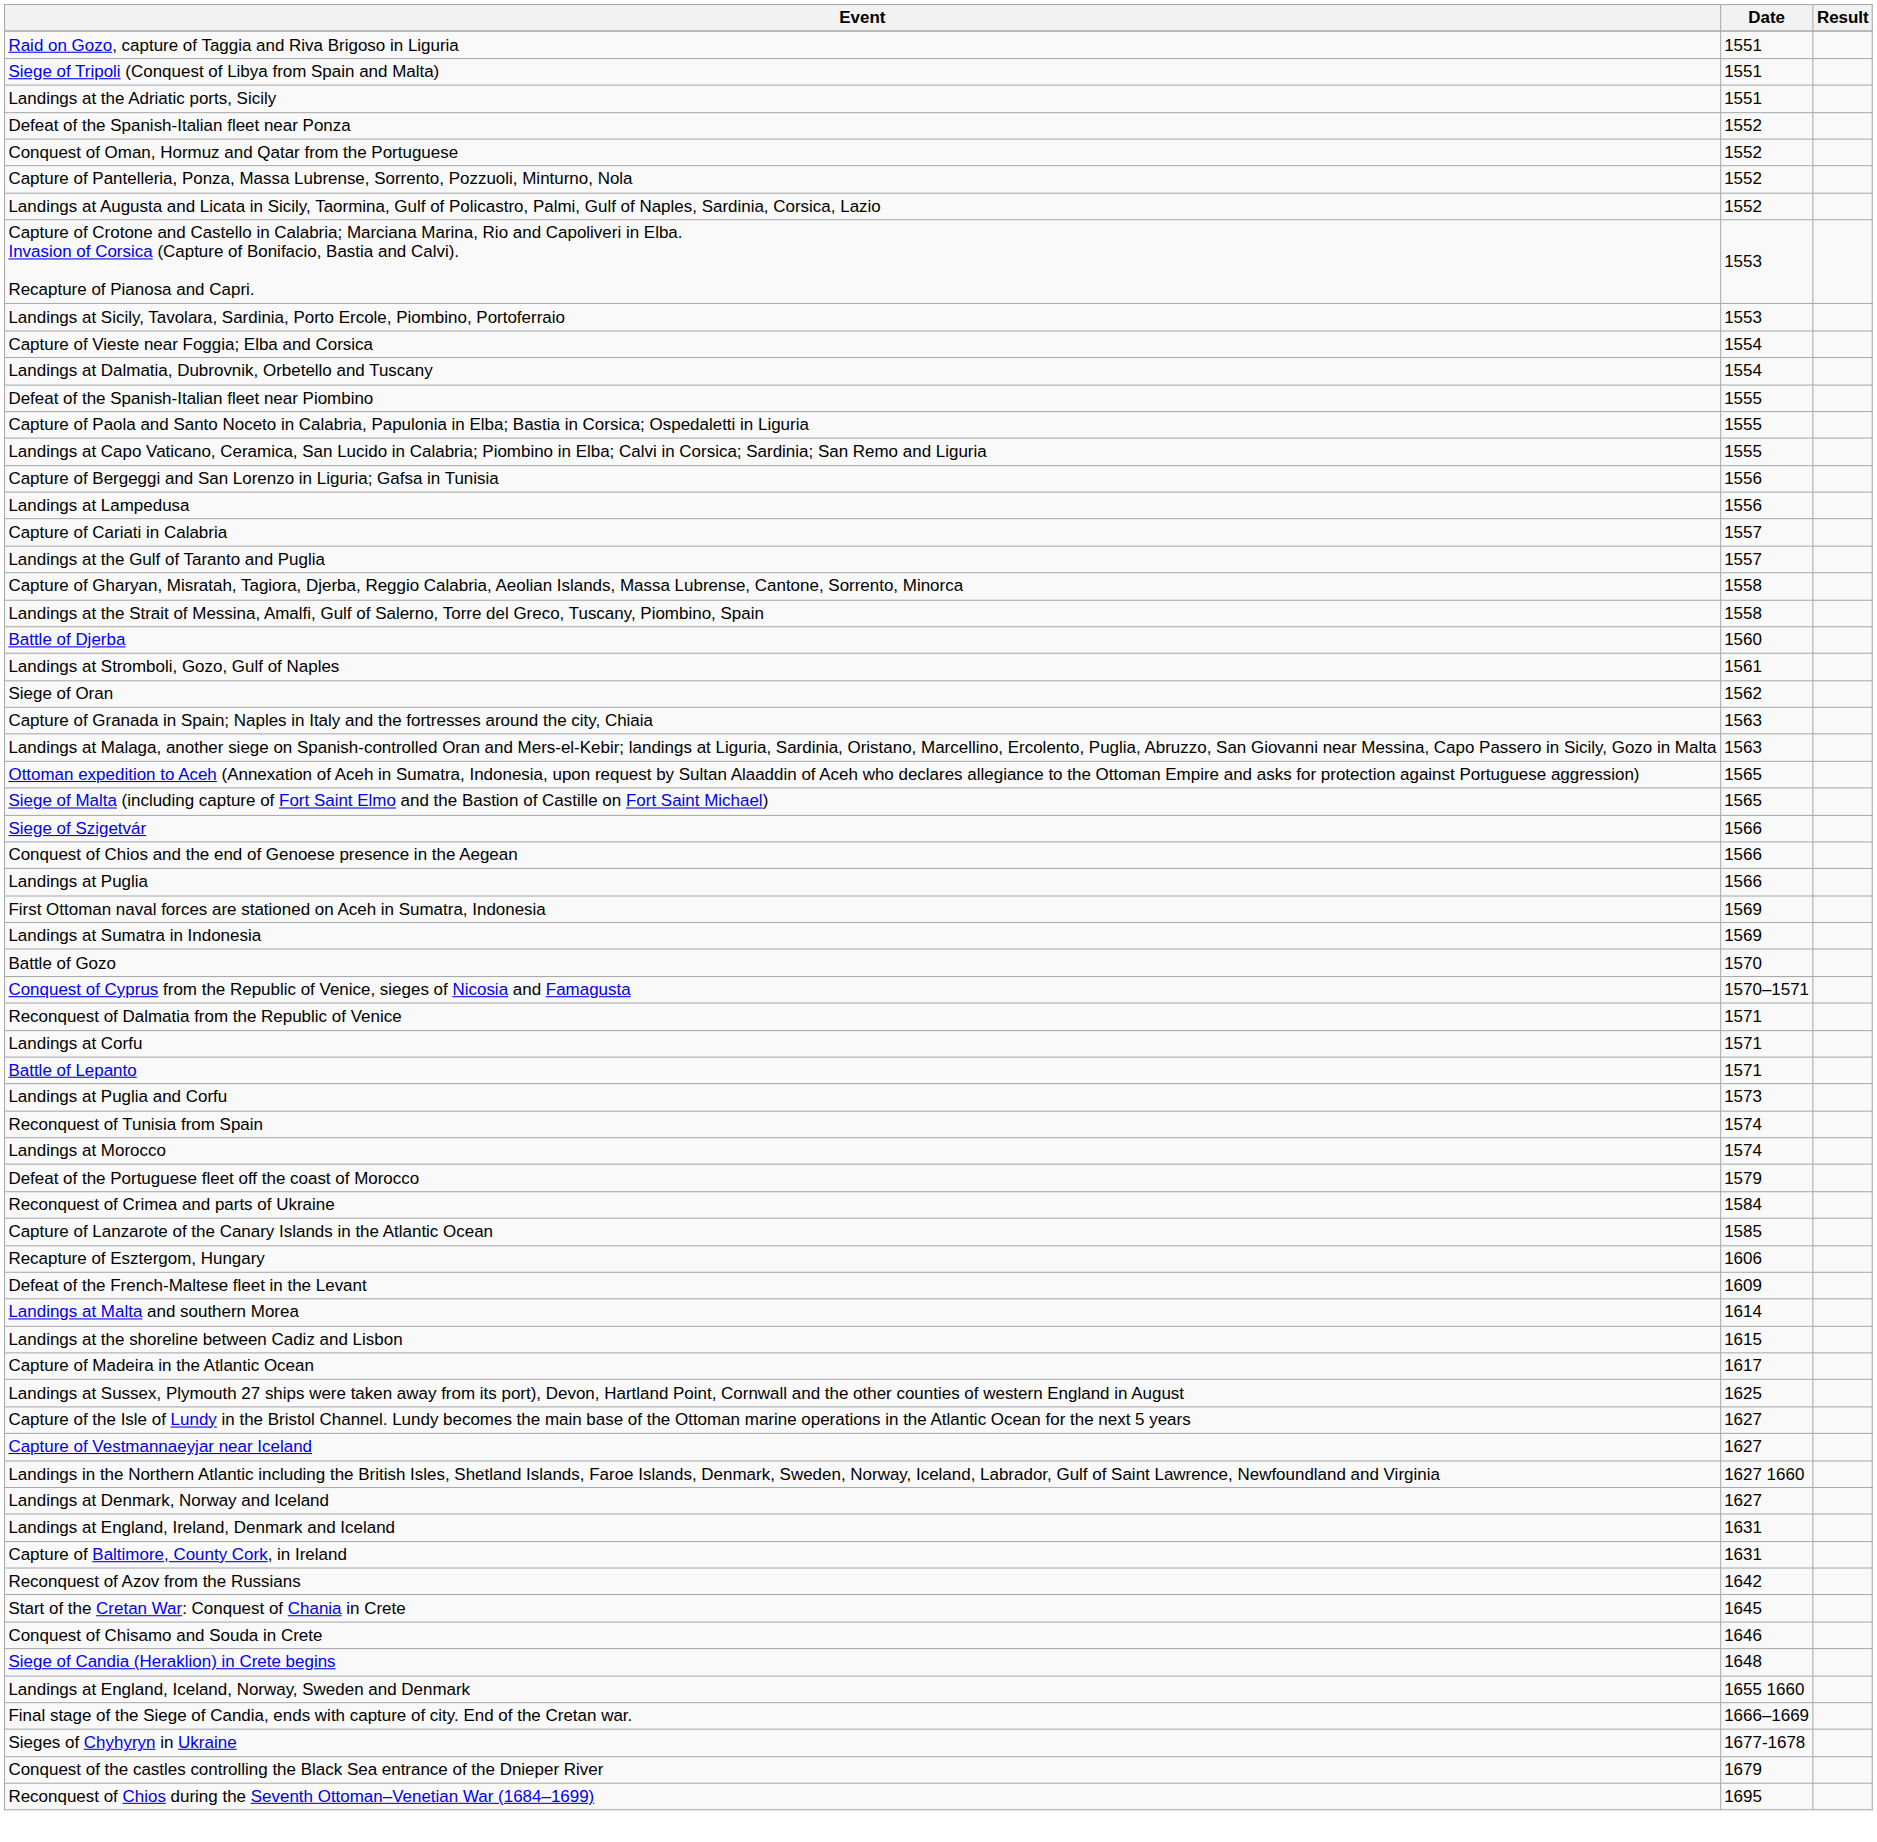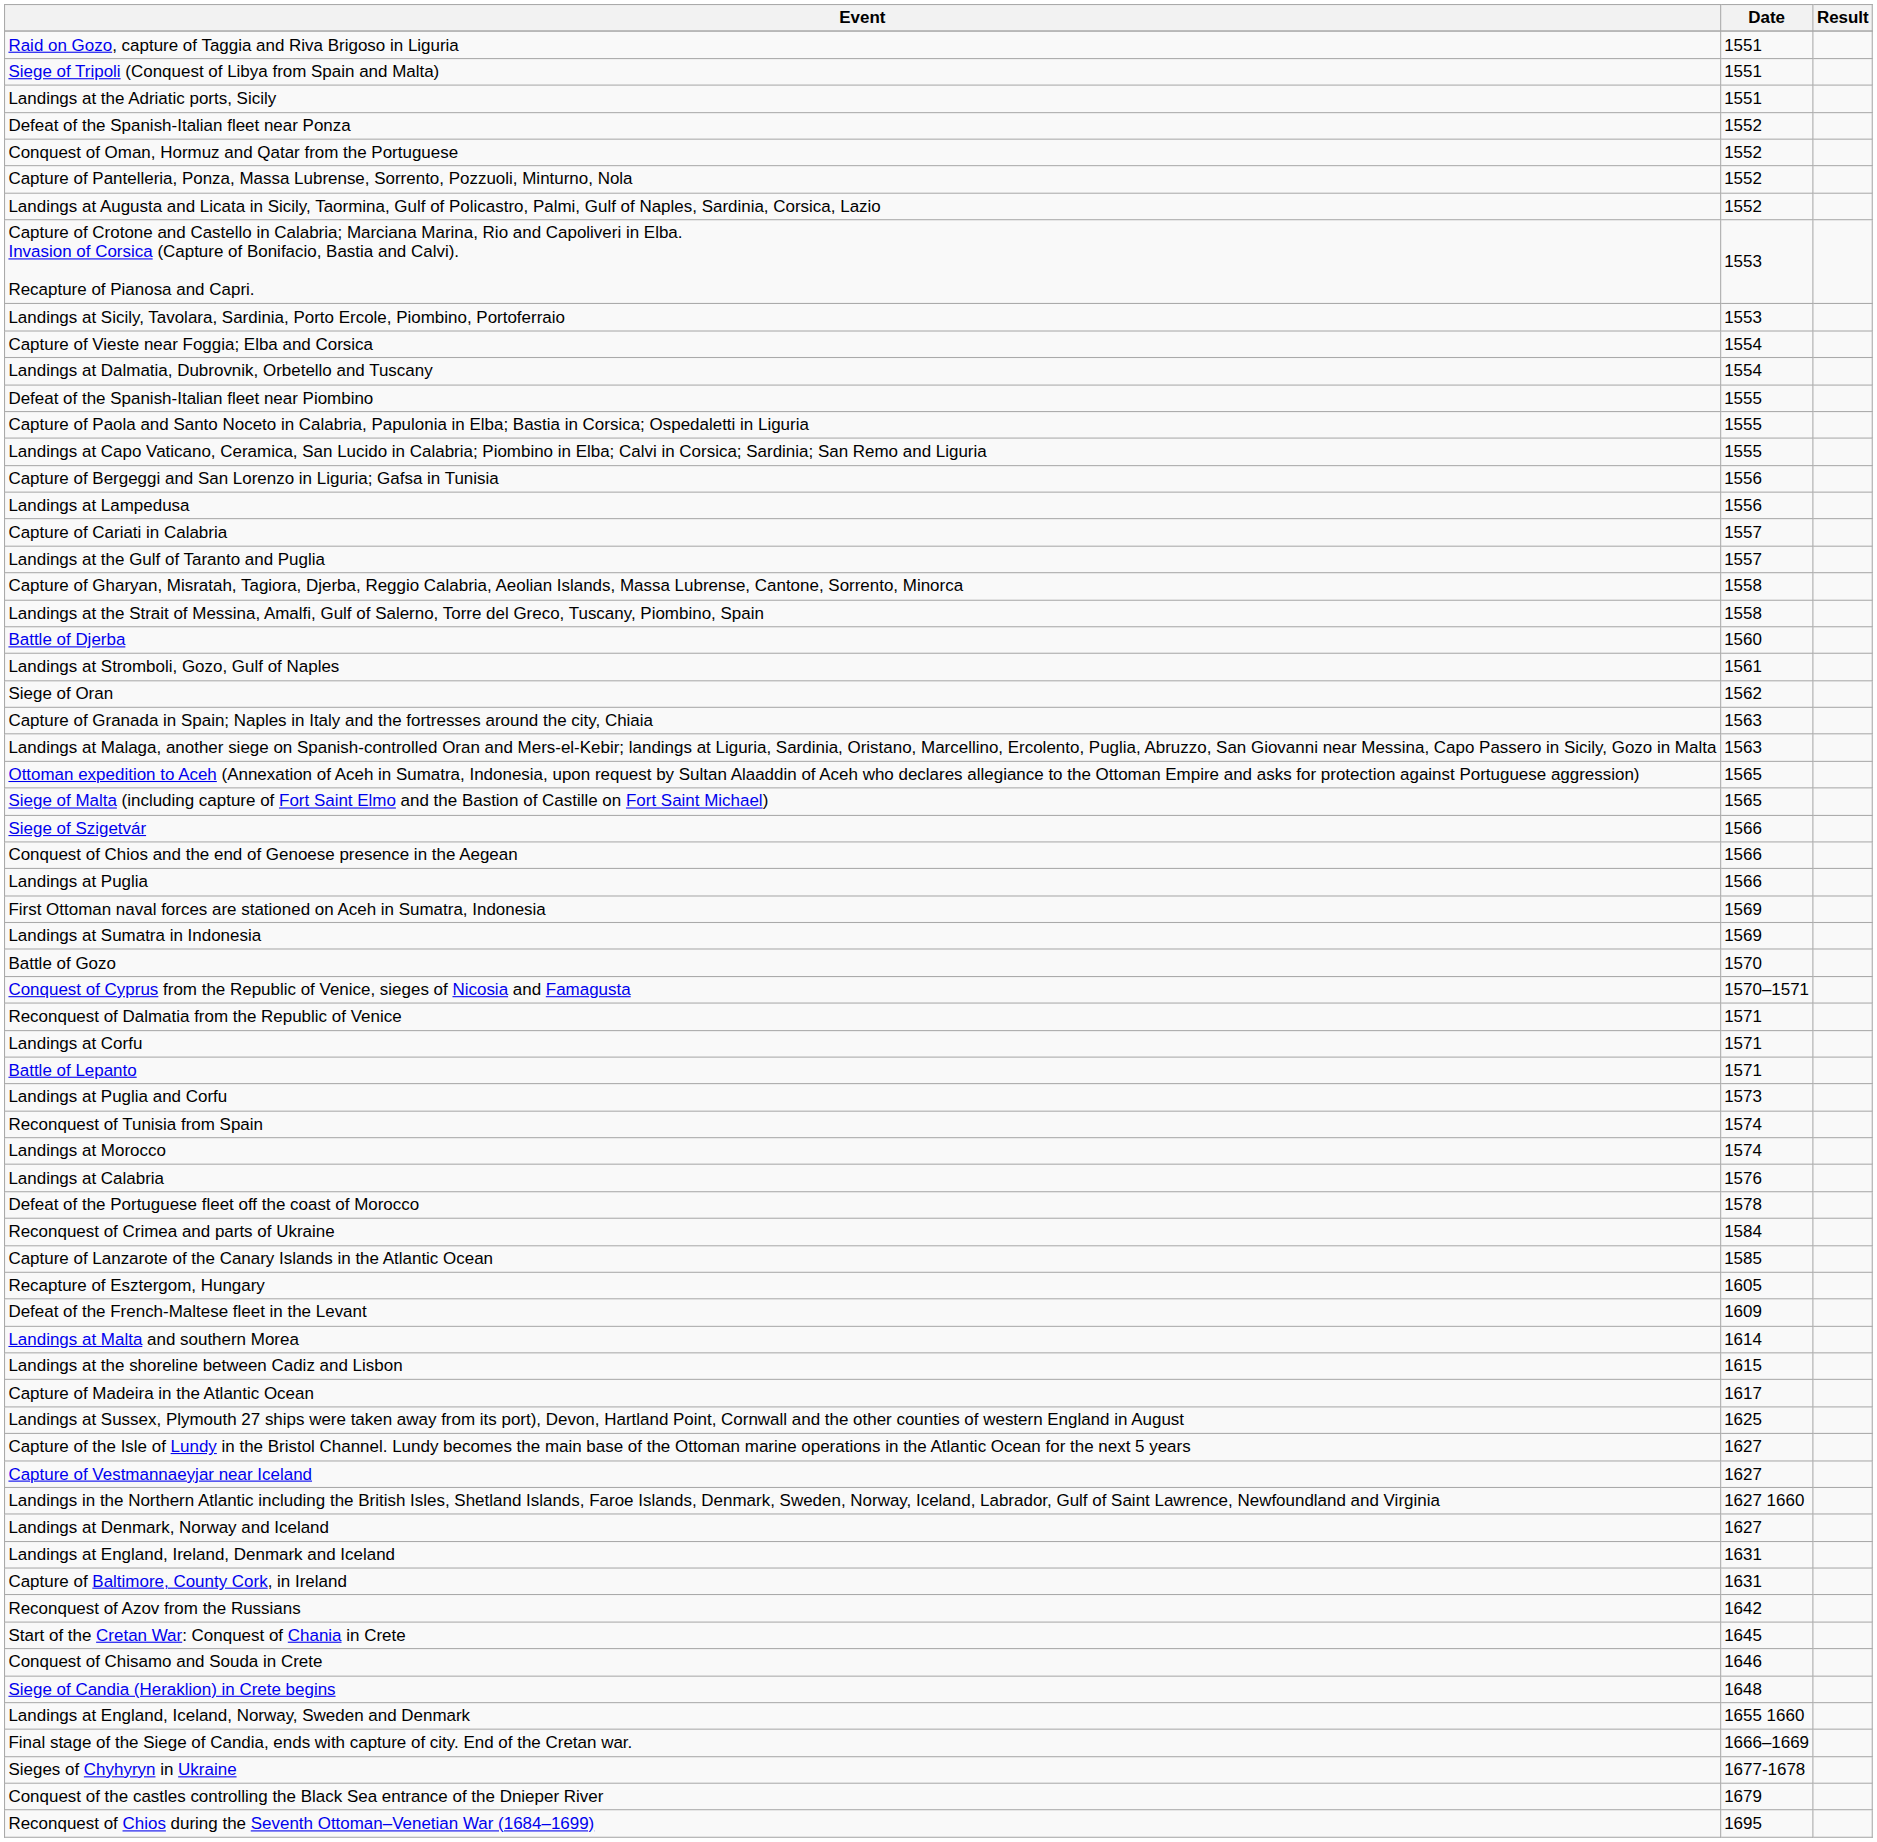+ row: (86, 1177)
(1743, 1177) 1579 -> (1743, 1204) 1578
(1743, 1258) 1606 -> (1743, 1285) 1605
